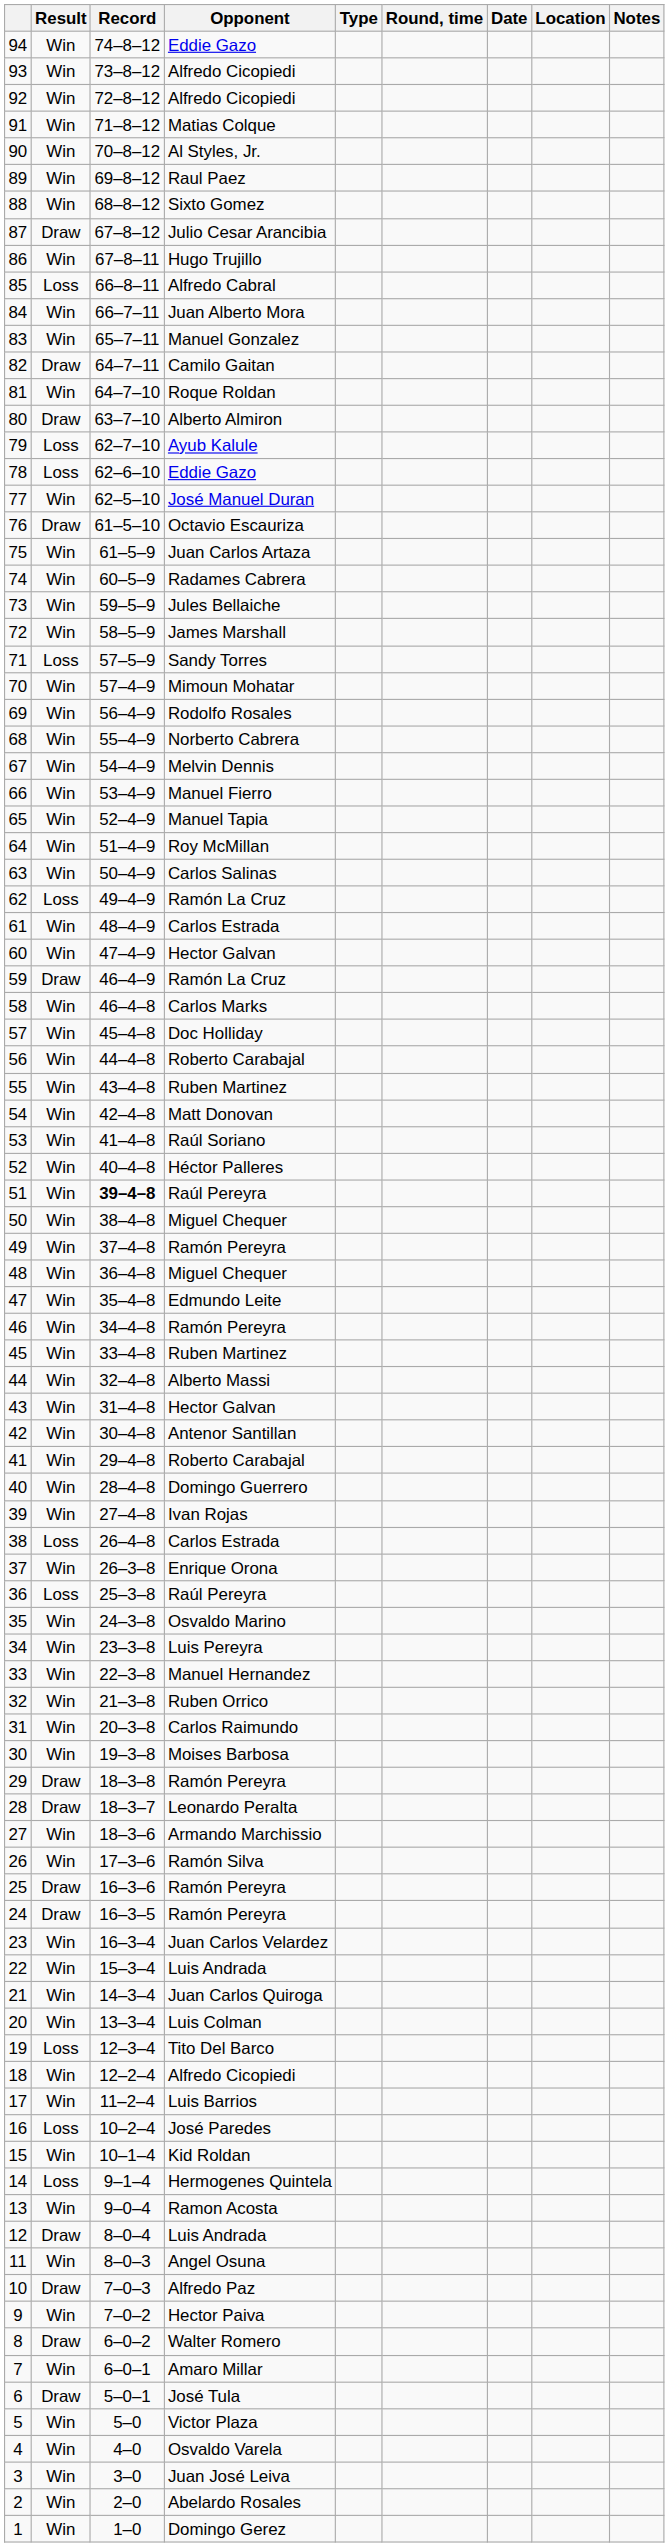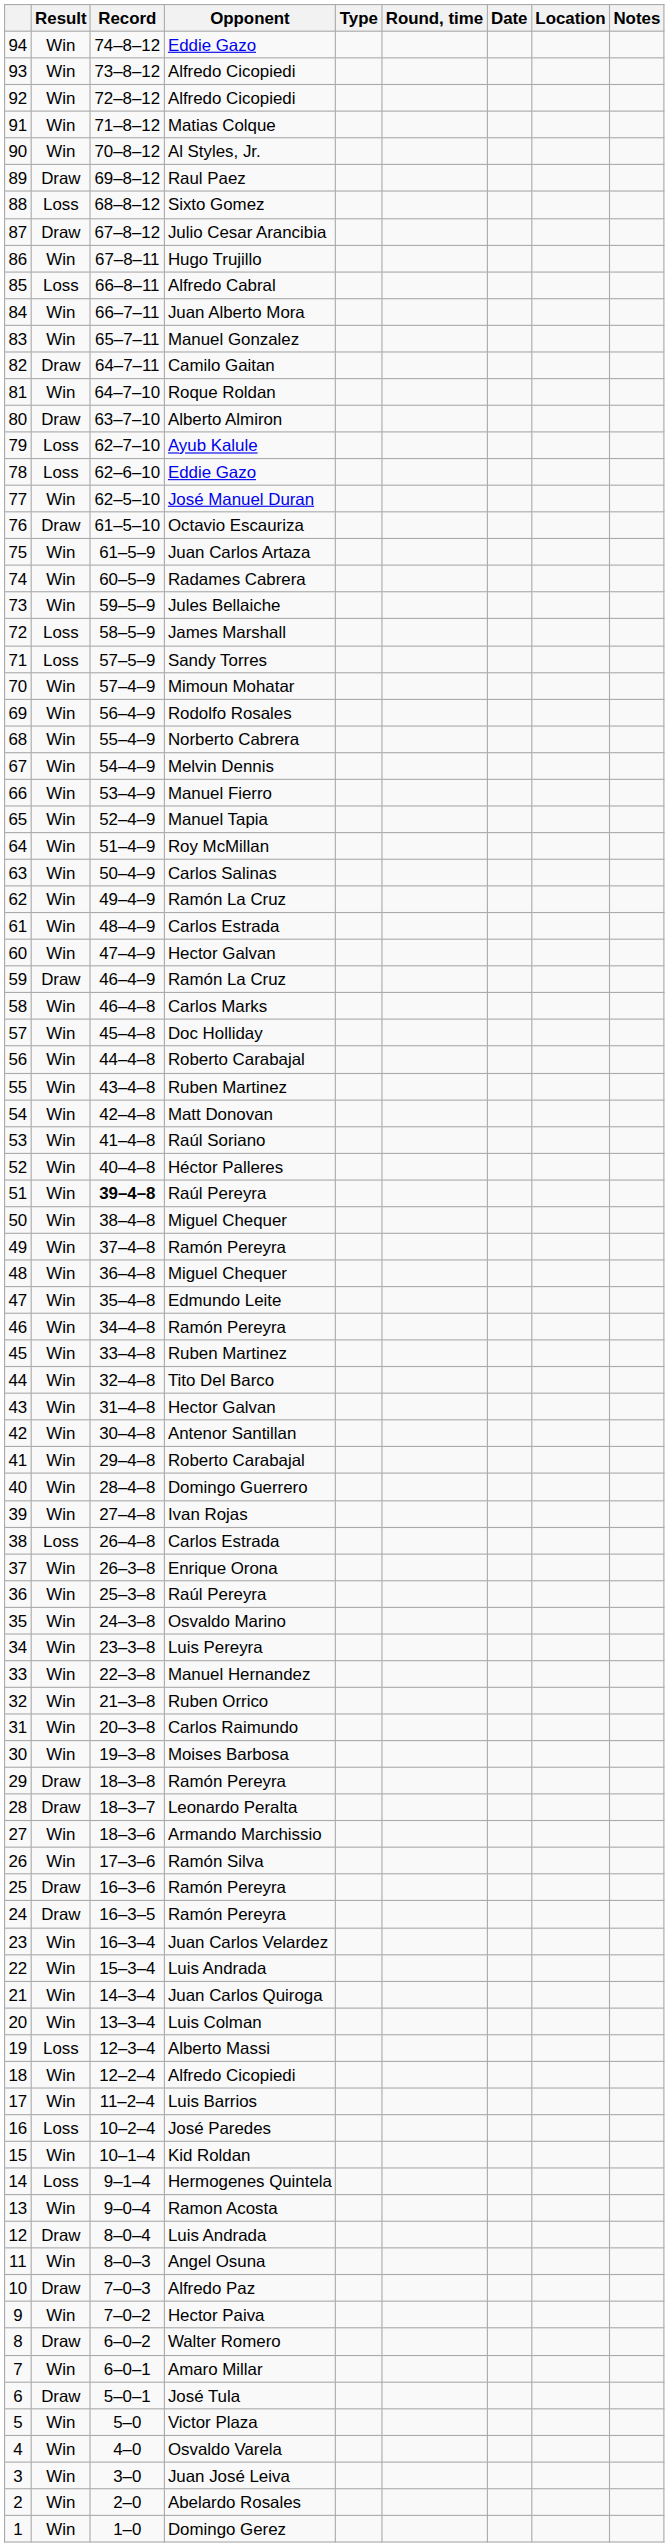(61, 178) Win -> (61, 178) Draw
(61, 205) Win -> (61, 205) Loss
(61, 632) Win -> (61, 632) Loss
(61, 900) Loss -> (61, 900) Win
(219, 1380) Alberto Massi -> (221, 1380) Tito Del Barco
(61, 1594) Loss -> (61, 1594) Win
(221, 2048) Tito Del Barco -> (219, 2048) Alberto Massi
